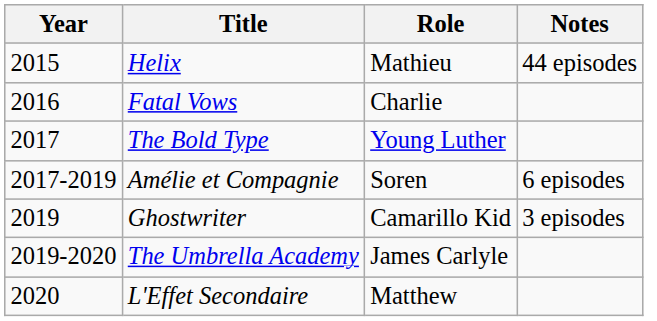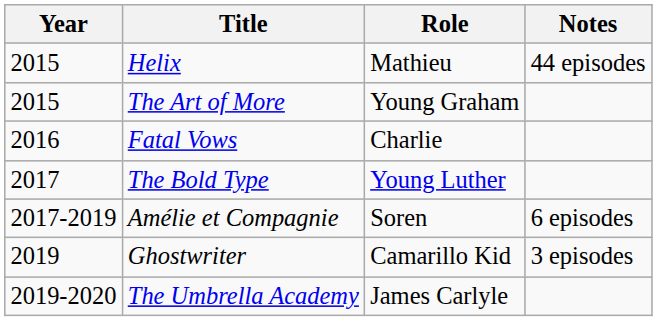+ row: (206, 101)
- row: (218, 295)
